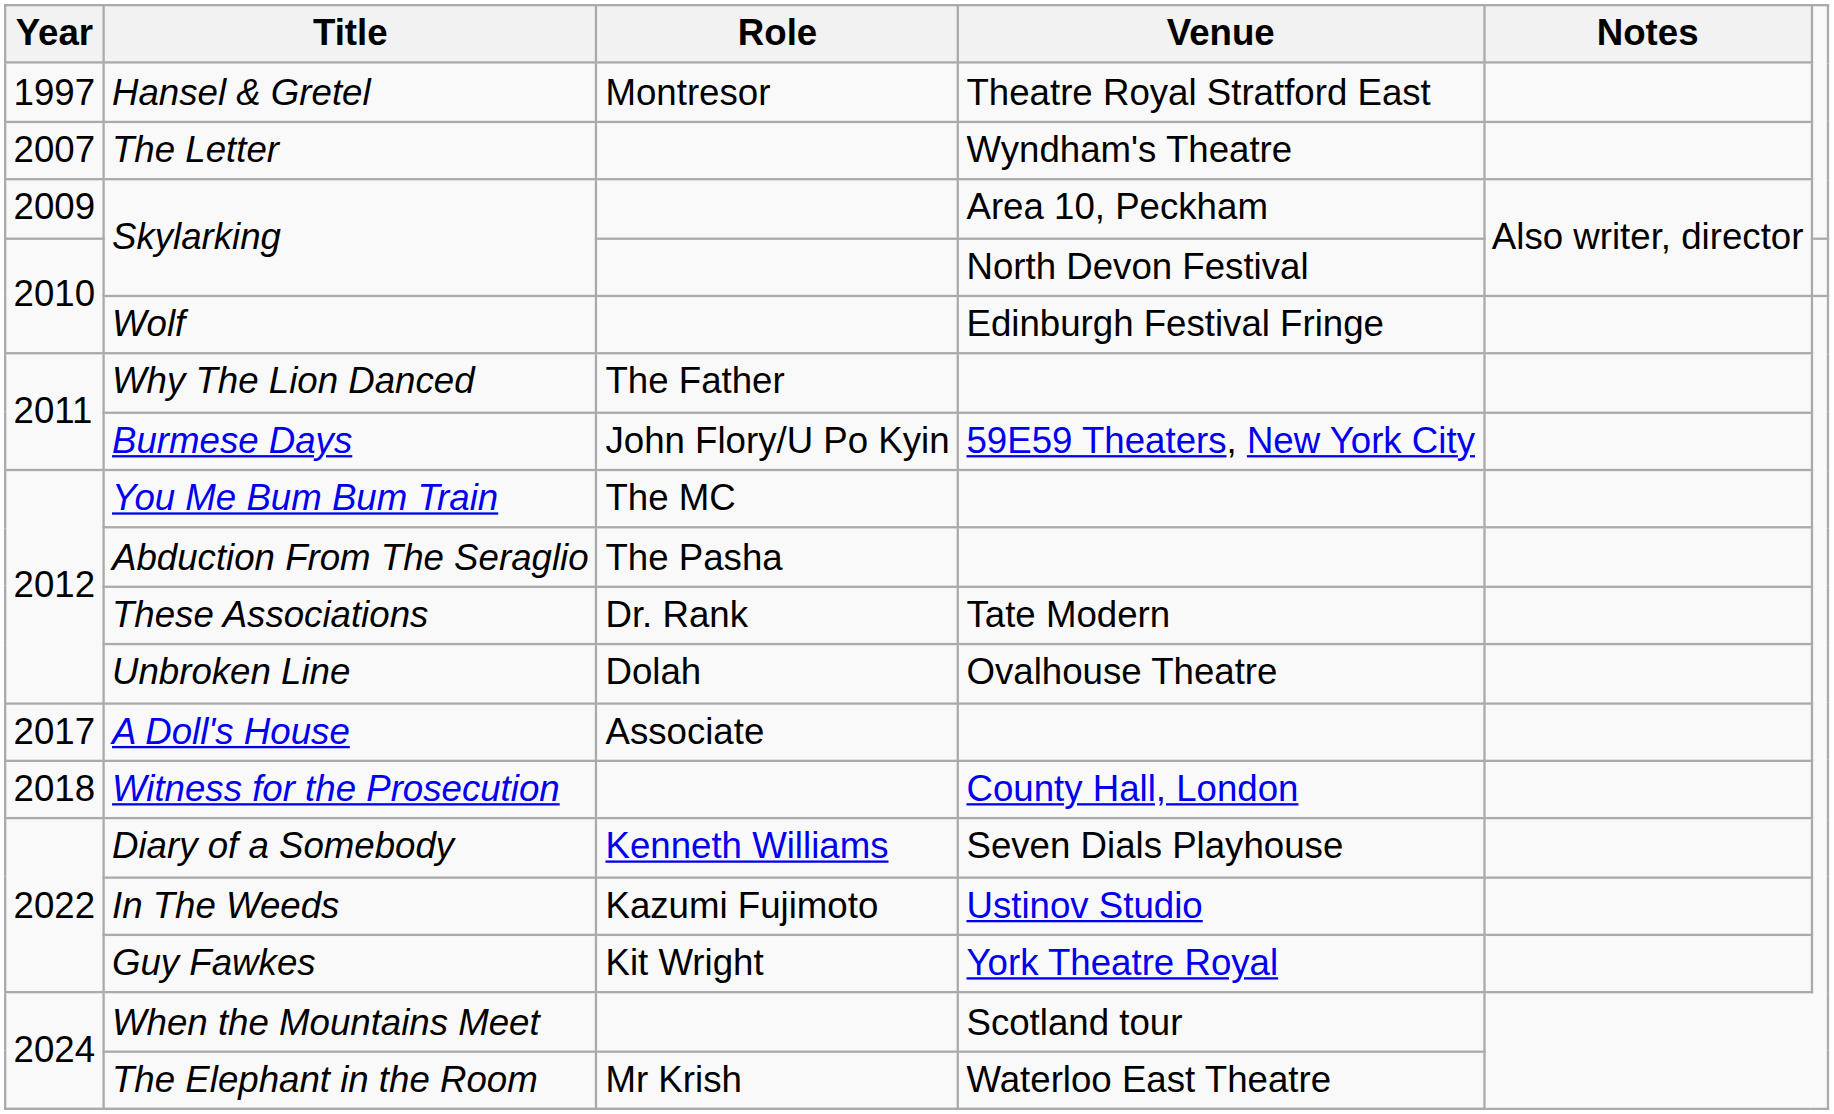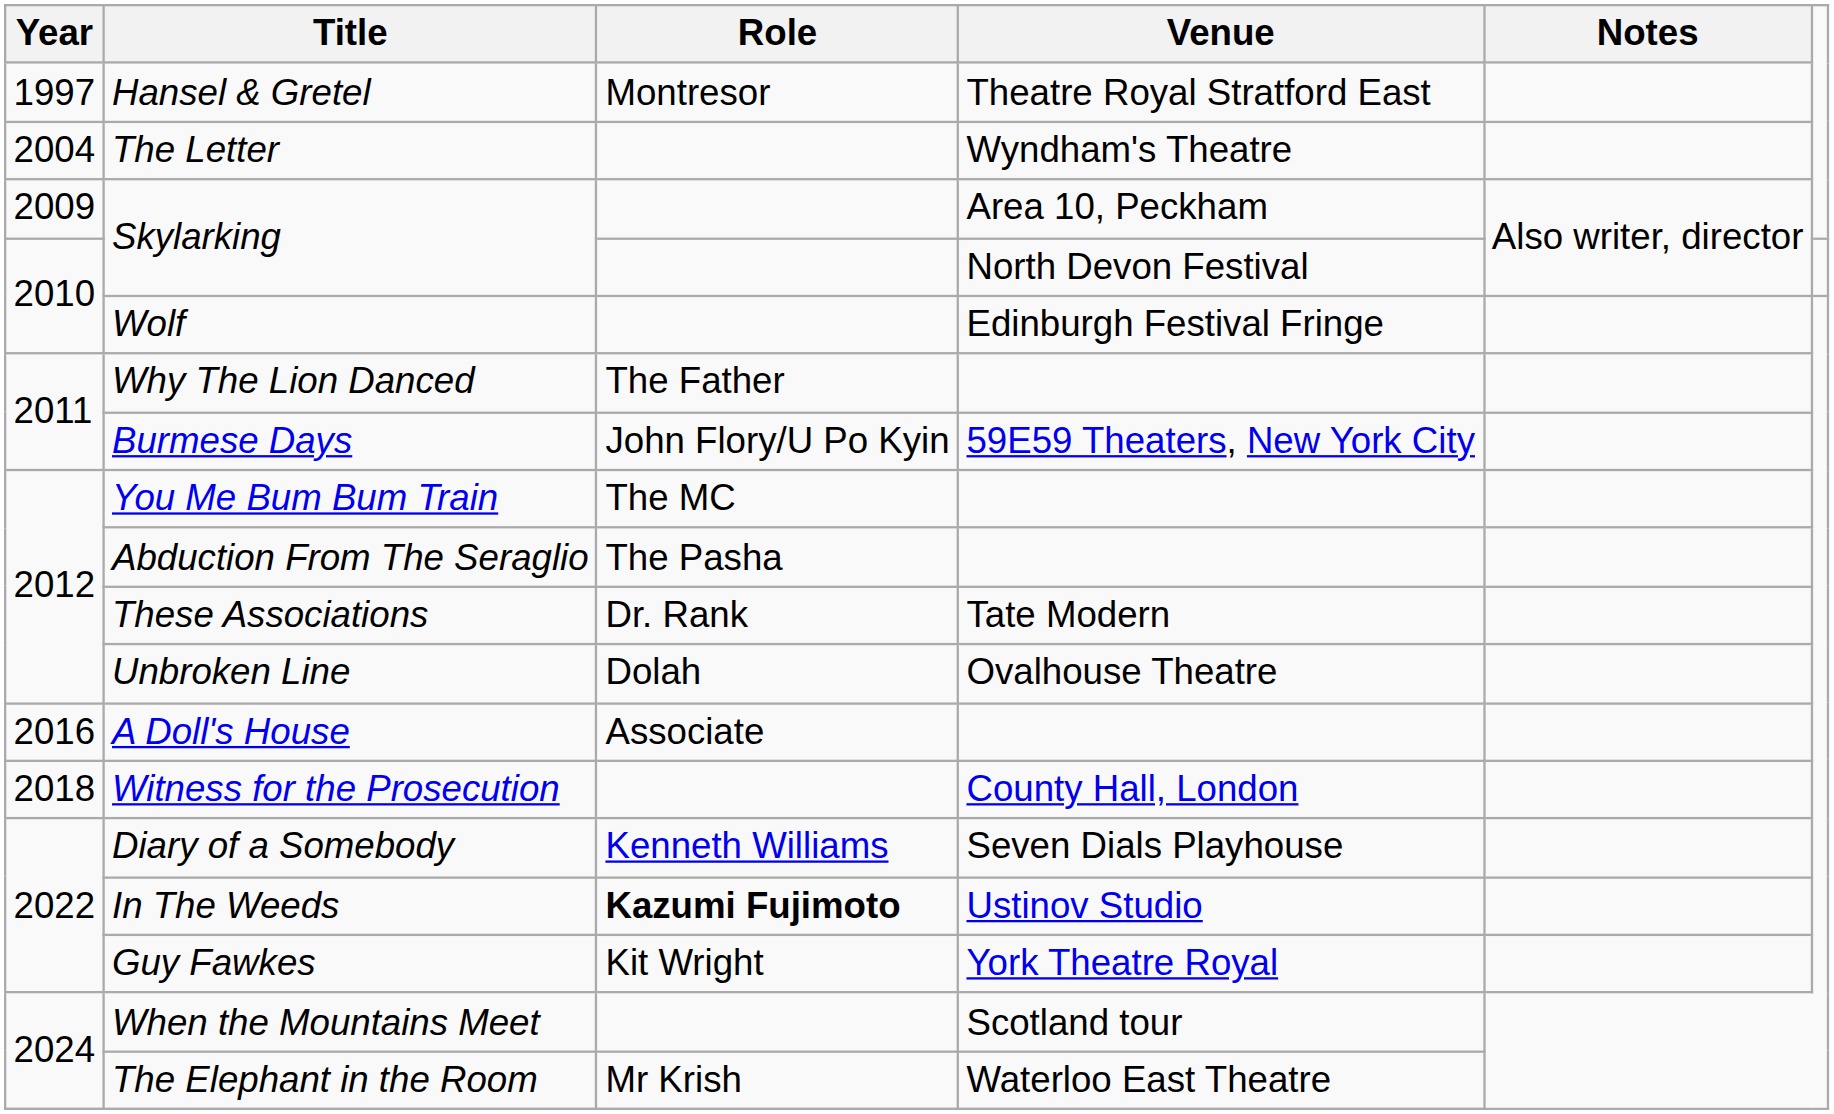(54, 149) 2007 -> (54, 149) 2004
(54, 730) 2017 -> (54, 730) 2016
(742, 905) normal -> (753, 905) bold
